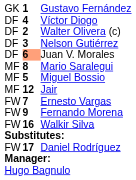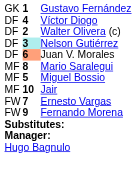(25, 43) no background -> (25, 43) paleturquoise background
(28, 89) 12 -> (28, 89) 10
- row: (67, 124)
- row: (81, 147)
